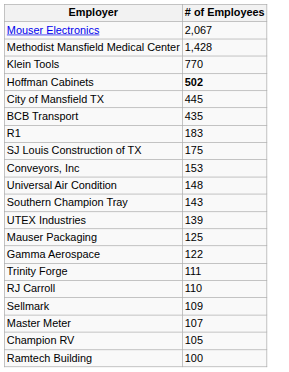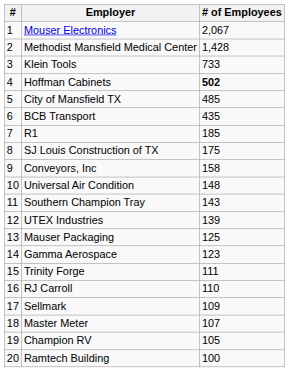+ column: (13, 13)
(194, 64) 770 -> (211, 64) 733
(194, 99) 445 -> (211, 99) 485
(194, 133) 183 -> (211, 133) 185
(194, 168) 153 -> (211, 168) 158
(194, 254) 122 -> (211, 254) 123
